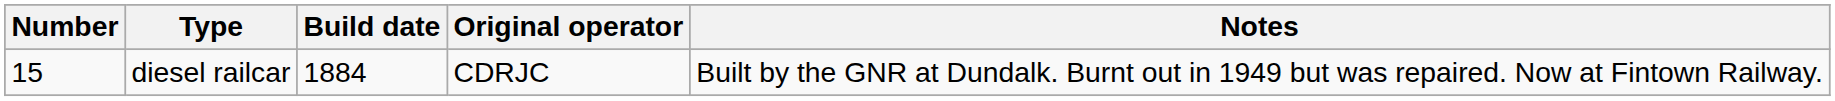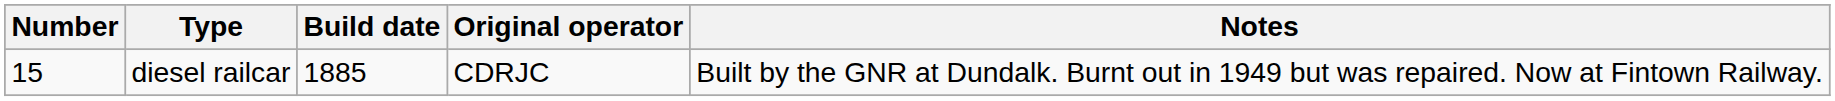(335, 71) 1884 -> (335, 71) 1885
